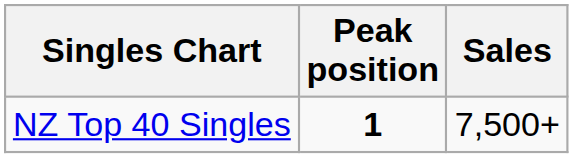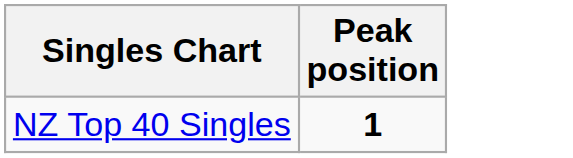- column: (507, 50)
